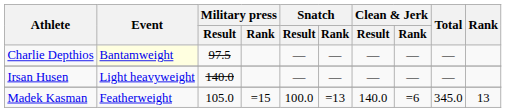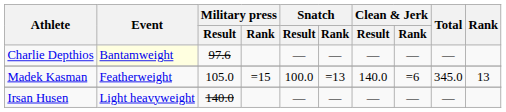(220, 56) 97.5 -> (220, 56) 97.6
rows swapped: (47, 97) <-> (38, 76)
